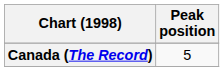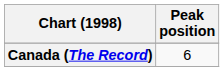(187, 54) 5 -> (187, 54) 6
